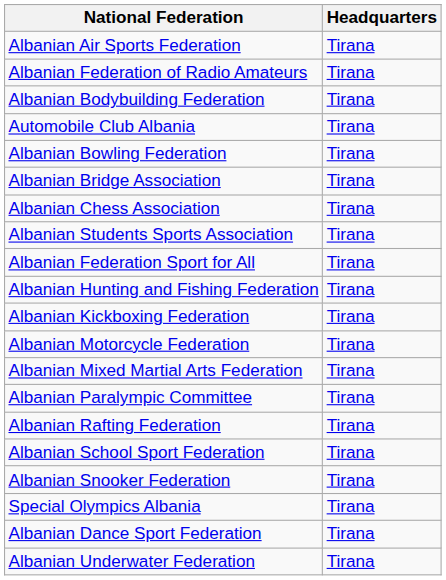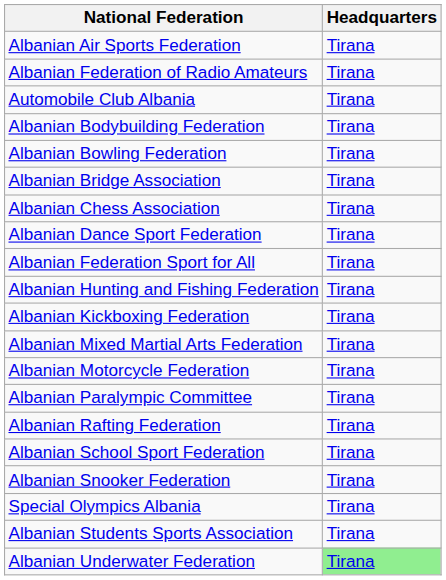rows swapped: (102, 126) <-> (136, 99)
rows swapped: (135, 533) <-> (151, 235)
rows swapped: (155, 371) <-> (129, 343)
(351, 561) no background -> (351, 561) lightgreen background
